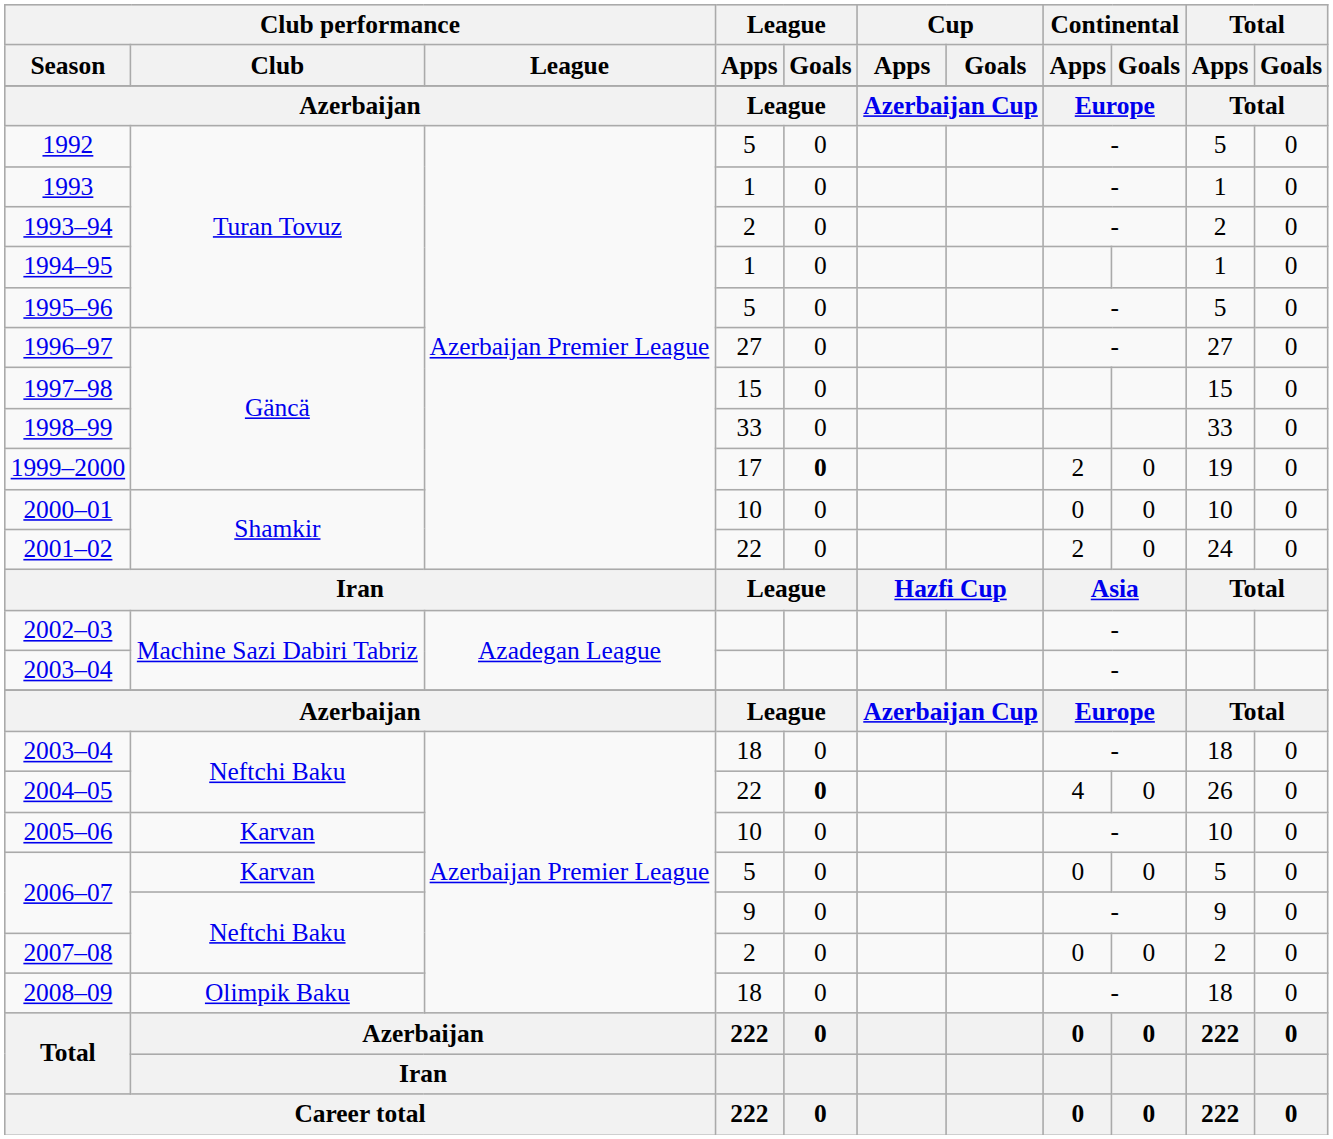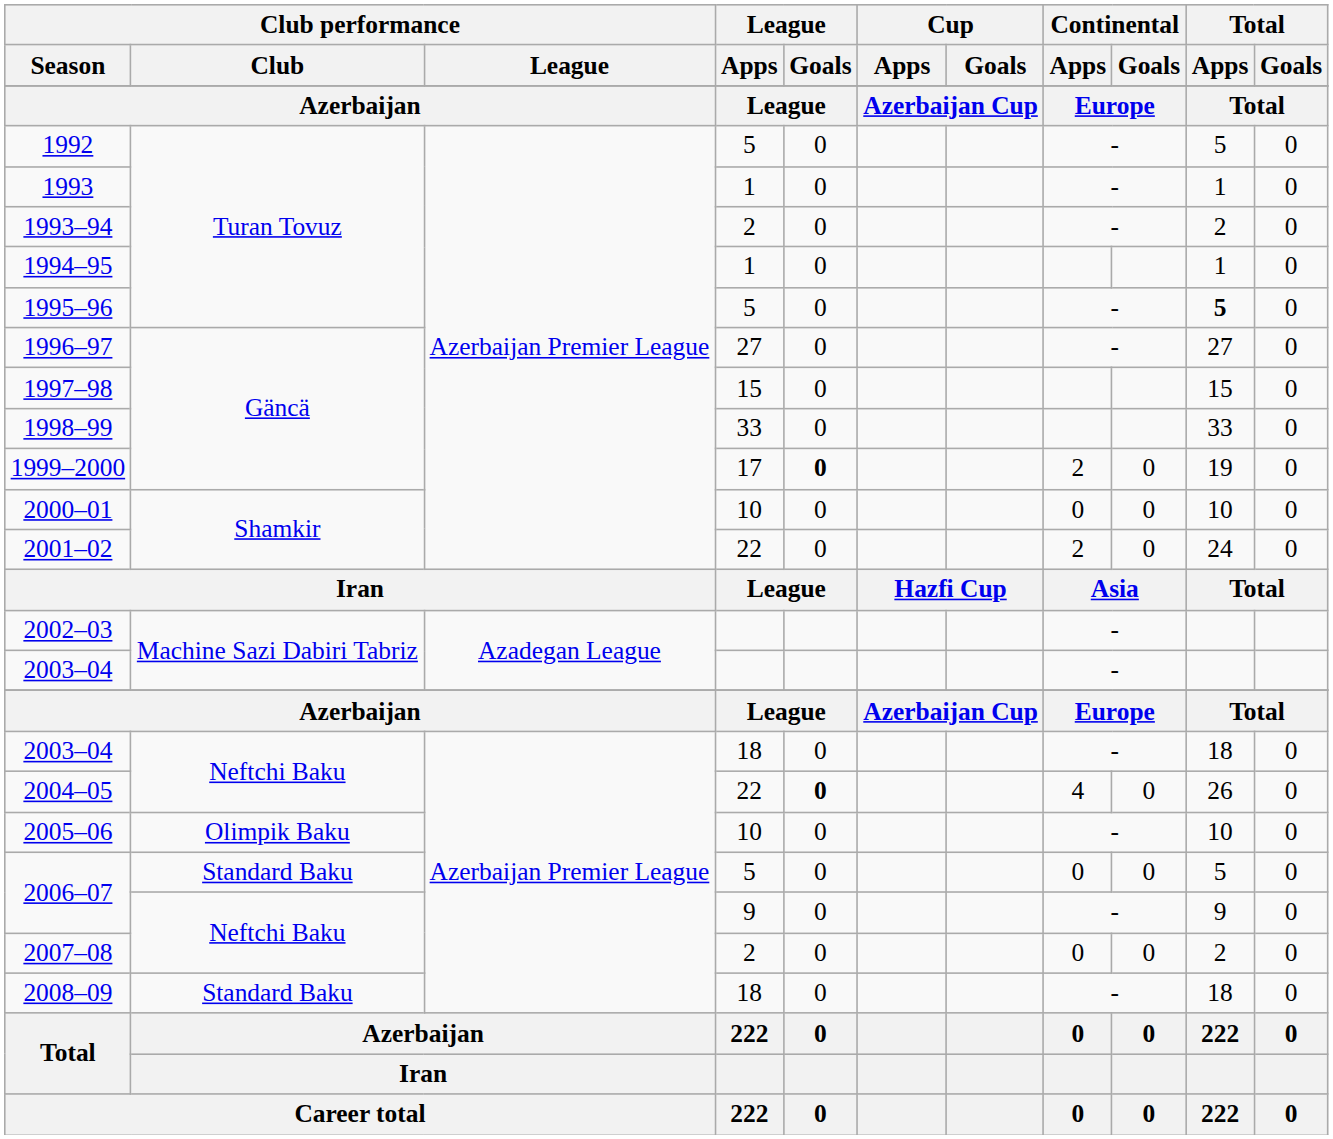(1220, 307) normal -> (1220, 307) bold
(277, 831) Karvan -> (277, 831) Olimpik Baku
(277, 871) Karvan -> (277, 871) Standard Baku
(277, 992) Olimpik Baku -> (277, 992) Standard Baku
